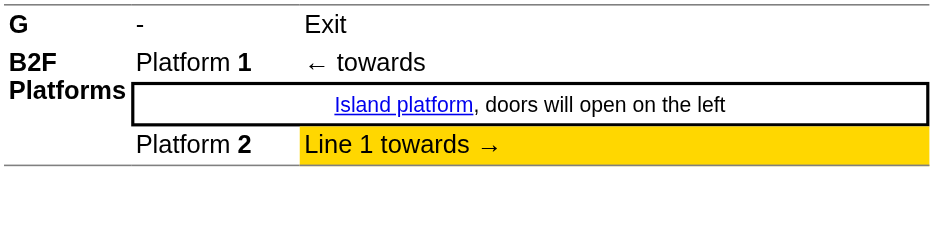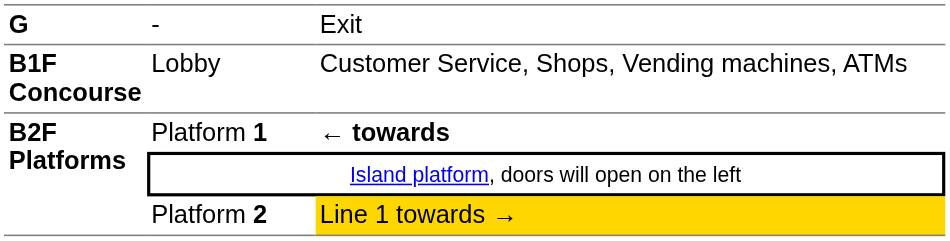+ row: (186, 64)
(365, 62) normal -> (385, 132) bold
